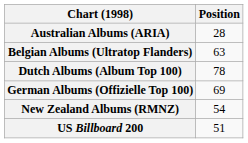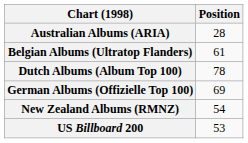(219, 52) 63 -> (219, 52) 61
(219, 128) 51 -> (219, 128) 53
